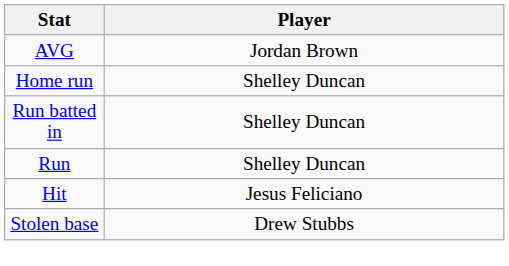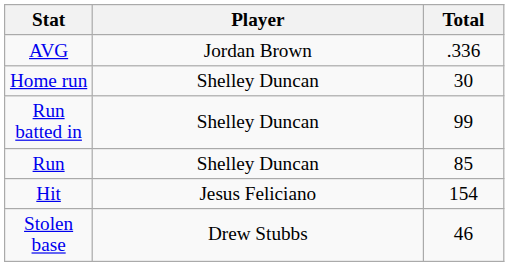+ column: (463, 19)
